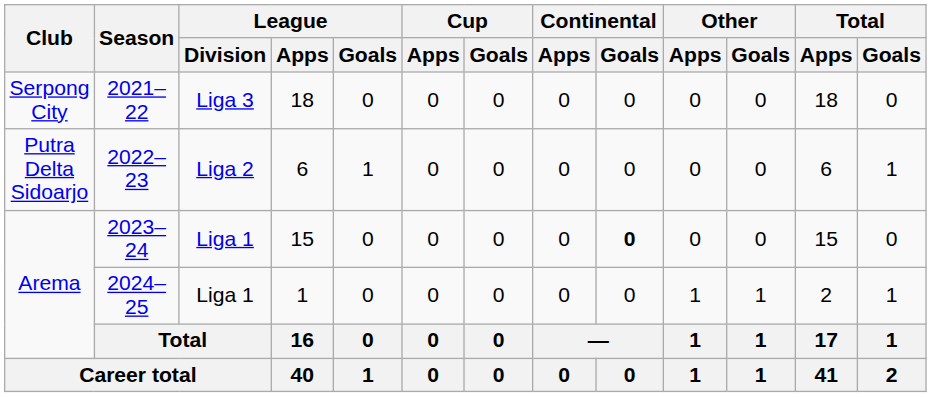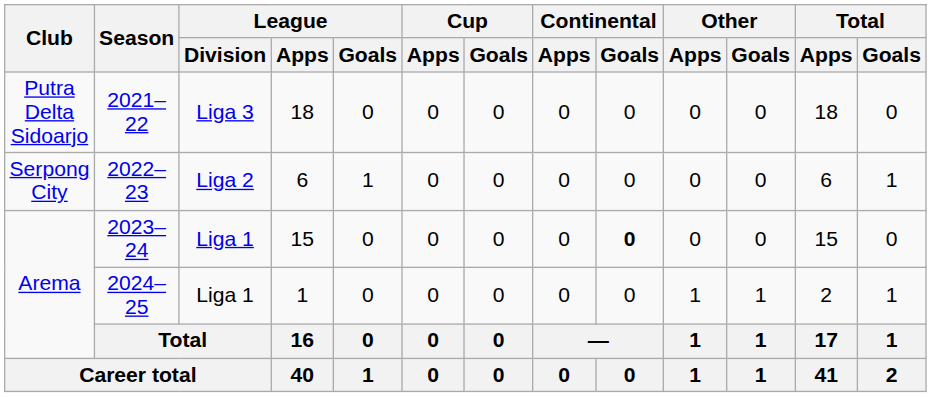(49, 100) Serpong City -> (49, 111) Putra Delta Sidoarjo
(49, 169) Putra Delta Sidoarjo -> (49, 181) Serpong City
